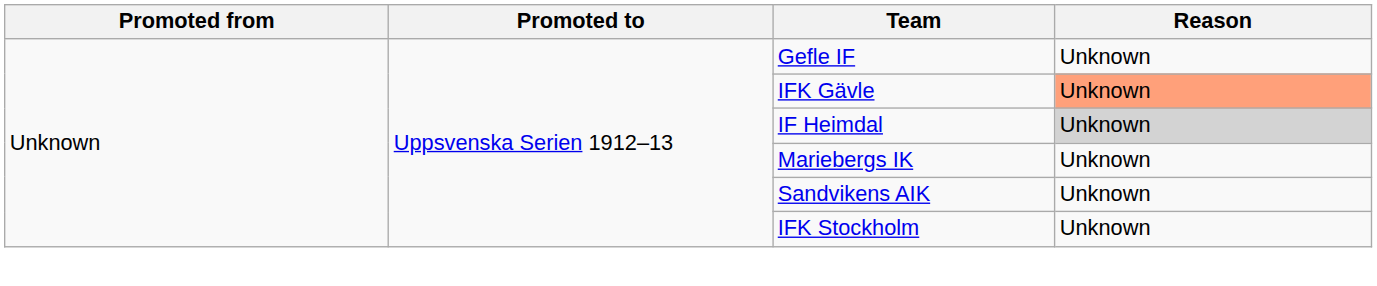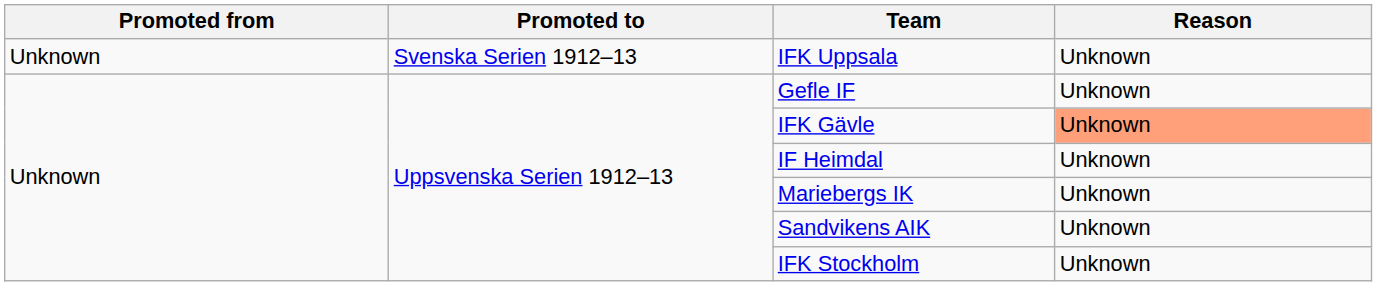+ row: (838, 56)
(1105, 125) lightgrey background -> (1105, 159) no background
